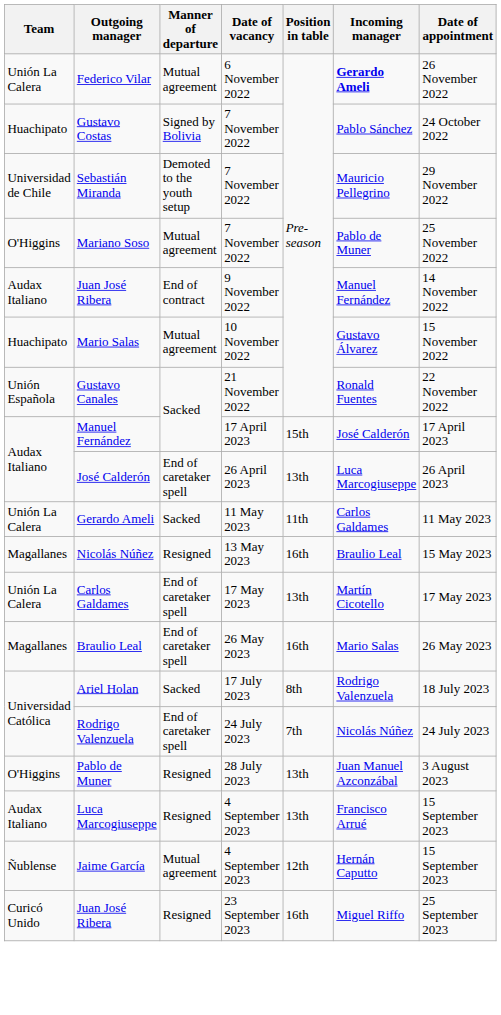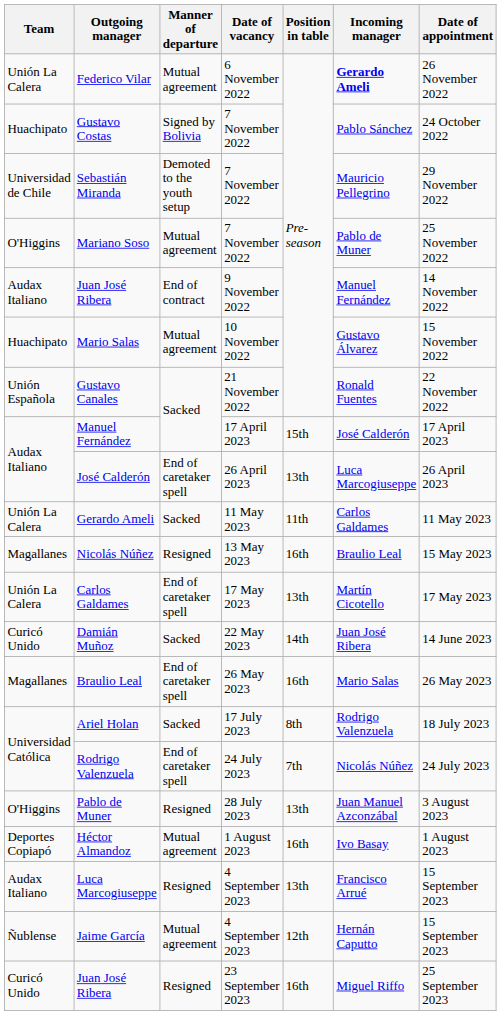+ row: (97, 639)
+ row: (104, 844)
